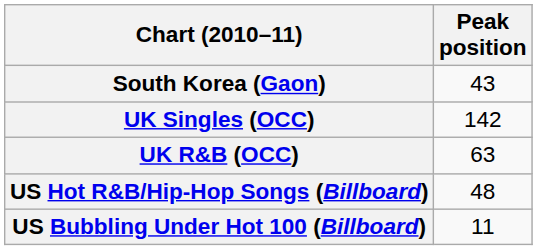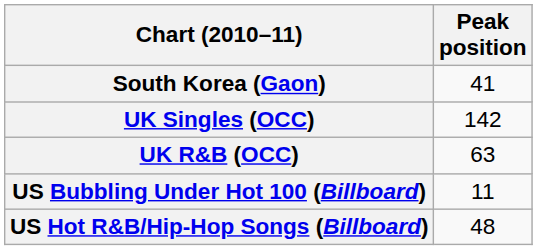(483, 83) 43 -> (483, 83) 41
rows swapped: (219, 226) <-> (219, 190)
